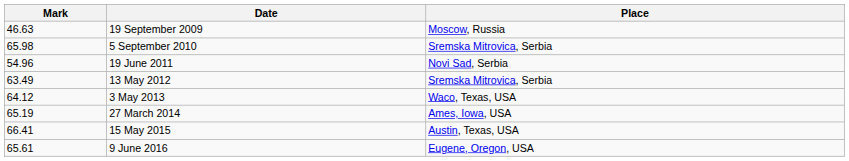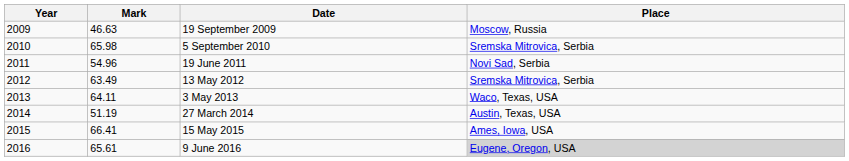+ column: (46, 13)
(20, 97) 64.12 -> (103, 97) 64.11
(20, 114) 65.19 -> (104, 114) 51.19
(470, 114) Ames, Iowa, USA -> (515, 114) Austin, Texas, USA
(474, 131) Austin, Texas, USA -> (511, 131) Ames, Iowa, USA
(481, 148) no background -> (523, 148) lightgrey background
